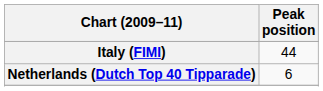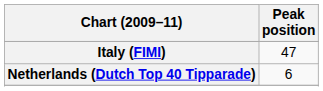(289, 52) 44 -> (289, 52) 47
